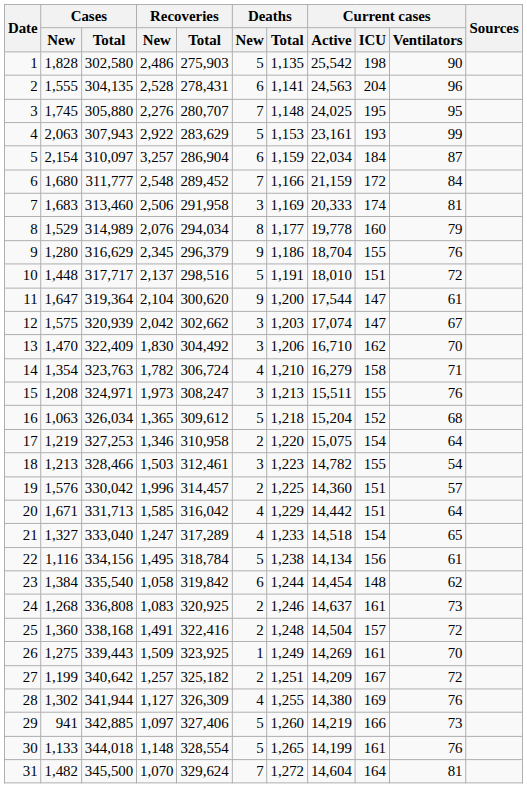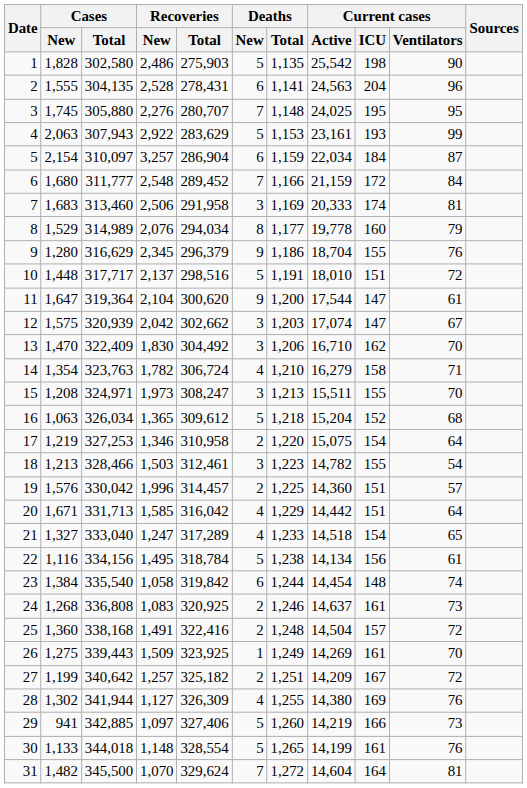(455, 393) 76 -> (455, 393) 70
(455, 582) 62 -> (455, 582) 74
